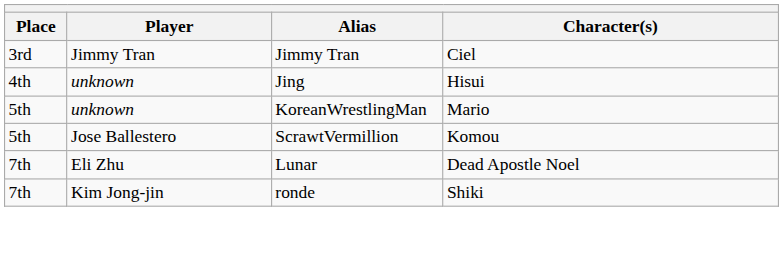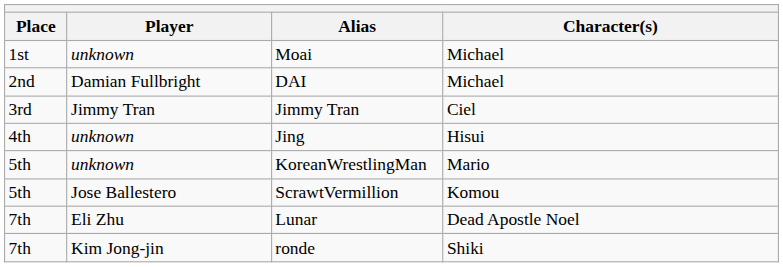+ row: (294, 54)
+ row: (291, 81)
